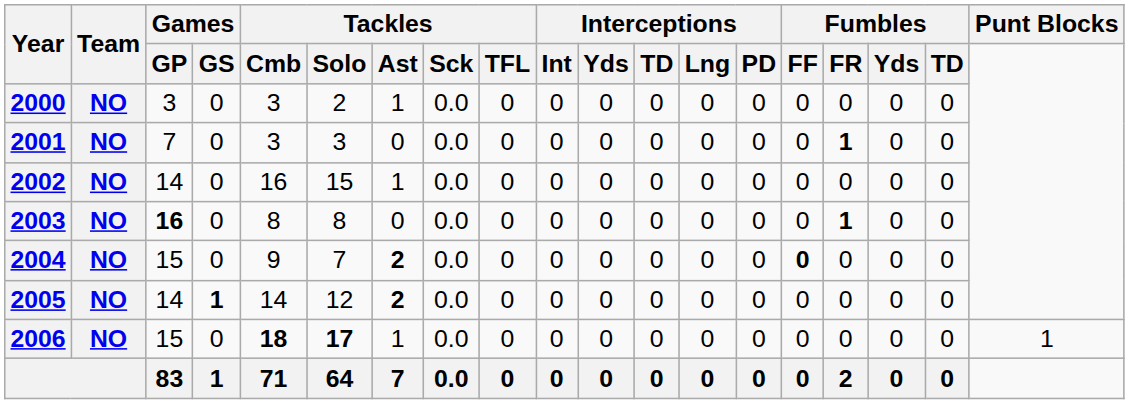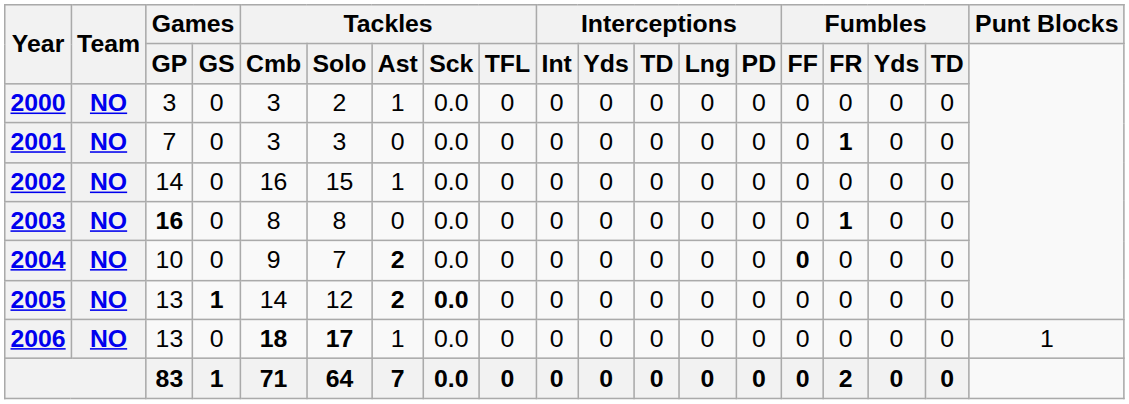(169, 260) 15 -> (169, 260) 10
(169, 299) 14 -> (169, 299) 13
(451, 299) normal -> (451, 299) bold
(169, 338) 15 -> (169, 338) 13
